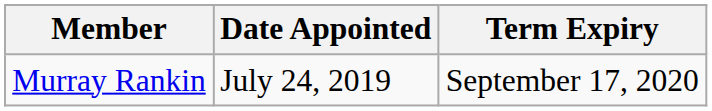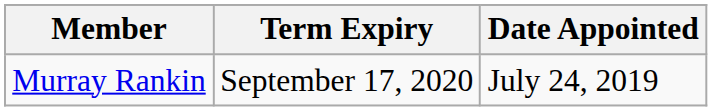columns swapped: (326, 29) <-> (572, 29)
